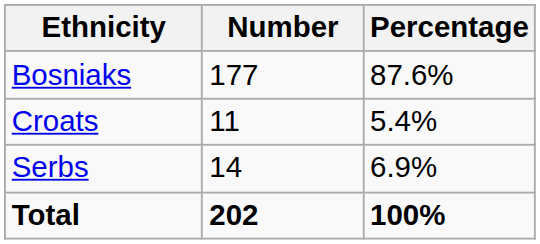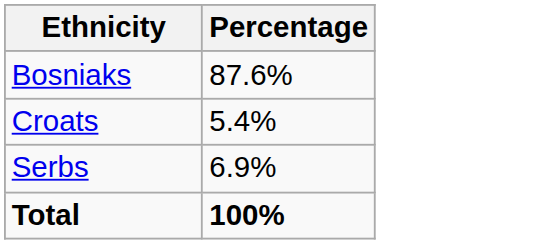- column: (283, 27)
